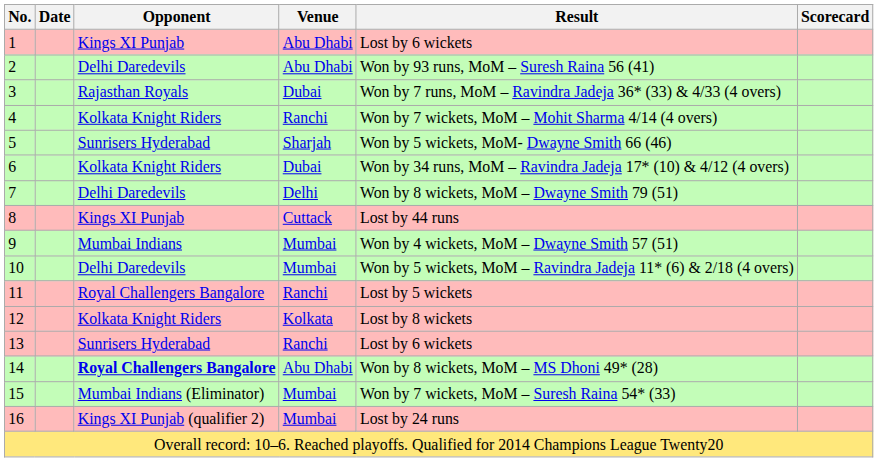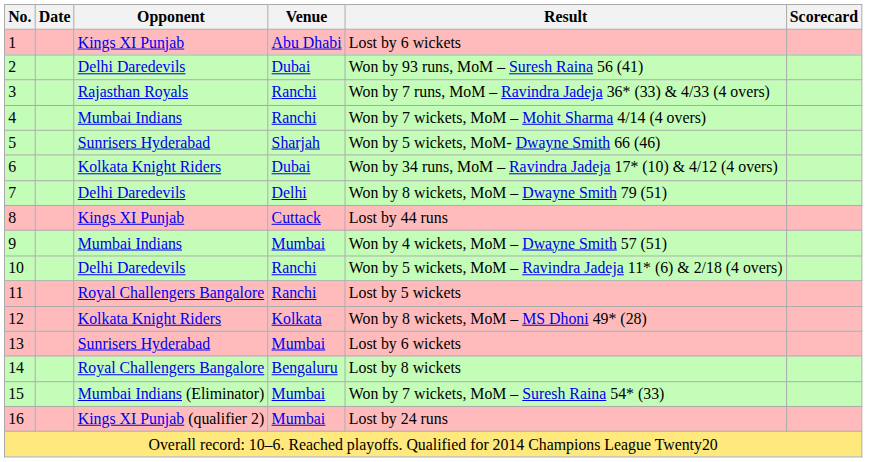(318, 67) Abu Dhabi -> (291, 67) Dubai
(302, 92) Dubai -> (294, 92) Ranchi
(149, 117) Kolkata Knight Riders -> (130, 117) Mumbai Indians
(310, 268) Mumbai -> (294, 268) Ranchi
(416, 318) Lost by 8 wickets -> (498, 318) Won by 8 wickets, MoM – MS Dhoni 49* (28)
(305, 343) Ranchi -> (298, 343) Mumbai
(177, 368) bold -> (171, 368) normal
(318, 368) Abu Dhabi -> (305, 368) Bengaluru
(509, 368) Won by 8 wickets, MoM – MS Dhoni 49* (28) -> (405, 368) Lost by 8 wickets
